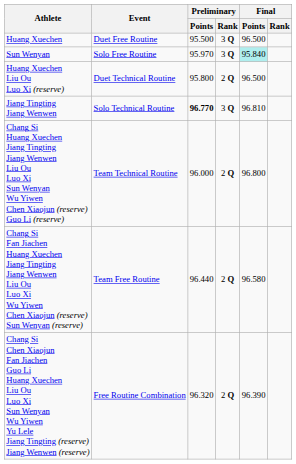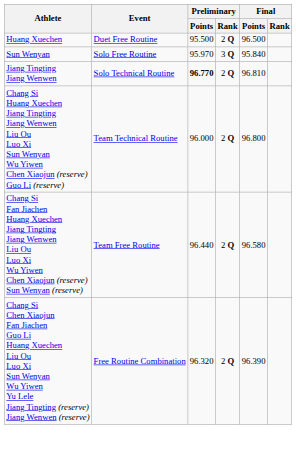(228, 40) 3 Q -> (228, 40) 2 Q
(254, 54) paleturquoise background -> (254, 54) no background
- row: (35, 79)
(228, 108) 3 Q -> (228, 74) 2 Q
